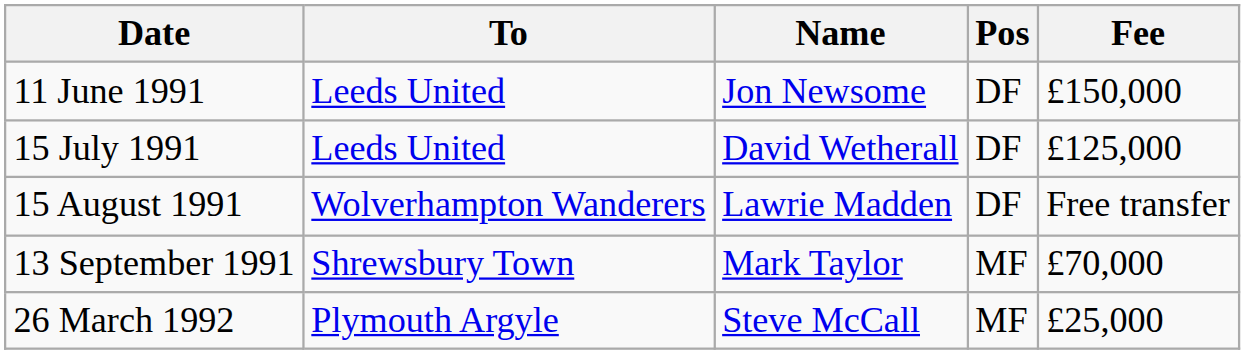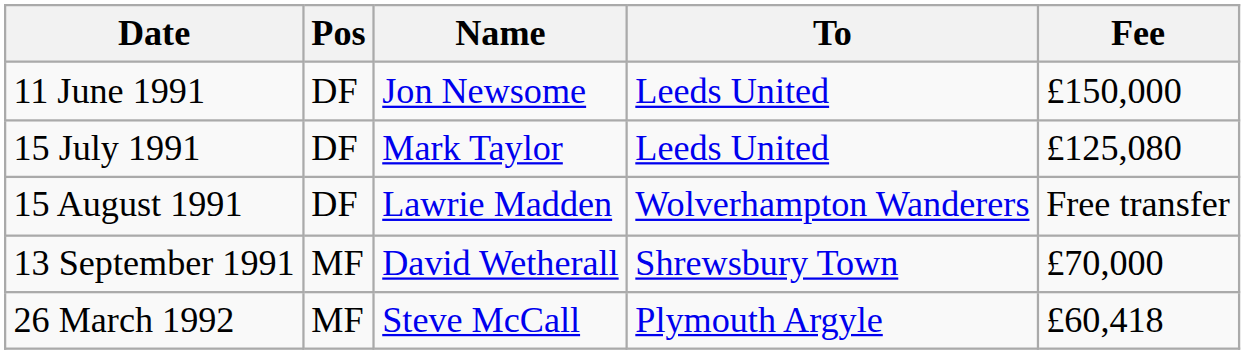columns swapped: (1002, 33) <-> (508, 33)
(840, 147) David Wetherall -> (473, 147) Mark Taylor
(1114, 147) £125,000 -> (1114, 147) £125,080
(812, 262) Mark Taylor -> (500, 262) David Wetherall
(1105, 319) £25,000 -> (1105, 319) £60,418
